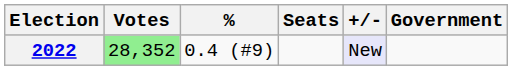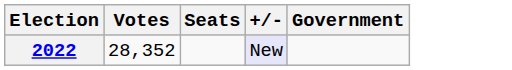- column: (229, 20)
(142, 50) lightgreen background -> (142, 50) no background
